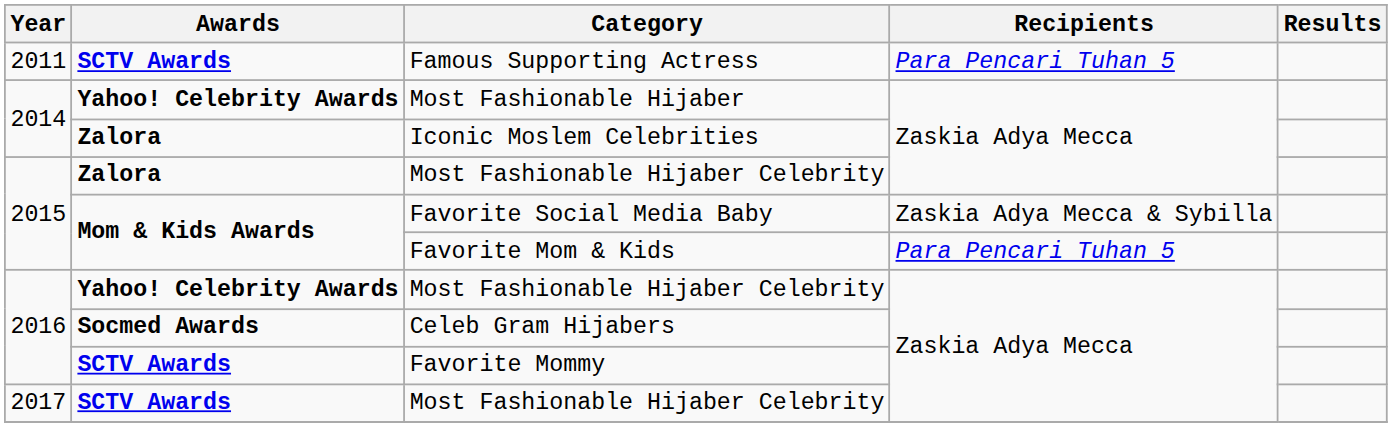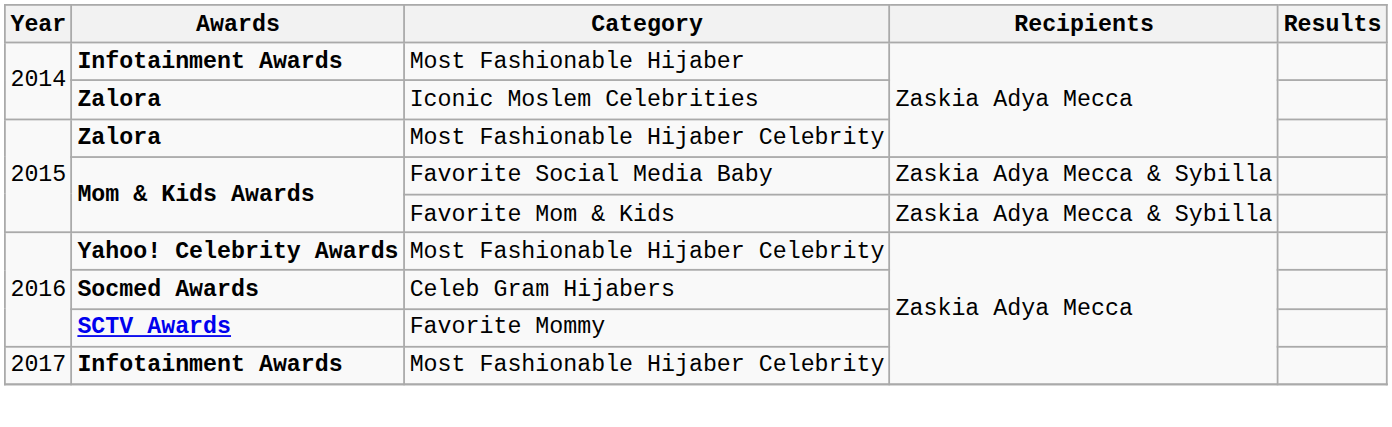- row: (38, 62)
(238, 100) Yahoo! Celebrity Awards -> (210, 62) Infotainment Awards
(1035, 251) Para Pencari Tuhan 5 -> (1084, 213) Zaskia Adya Mecca & Sybilla
(154, 403) SCTV Awards -> (210, 365) Infotainment Awards
